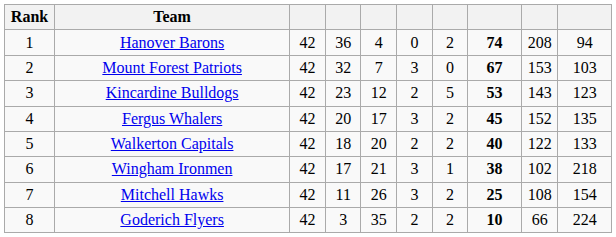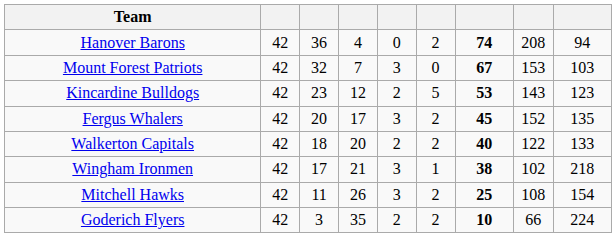- column: (30, 17)
